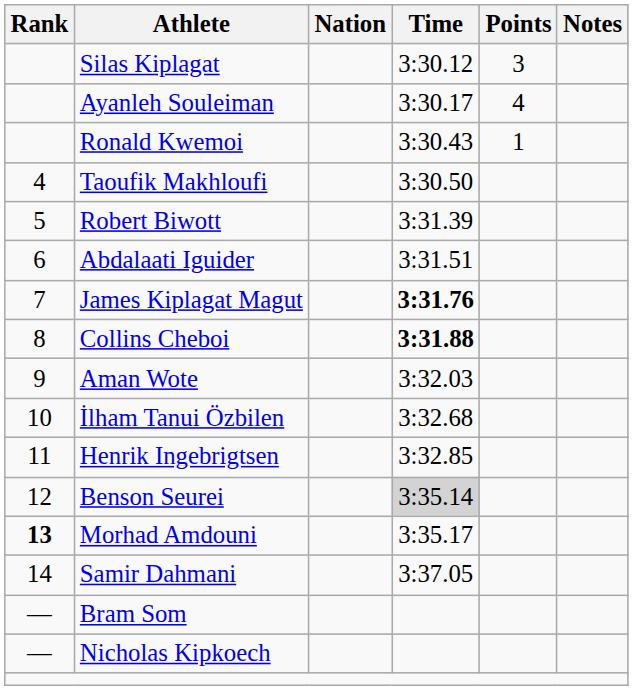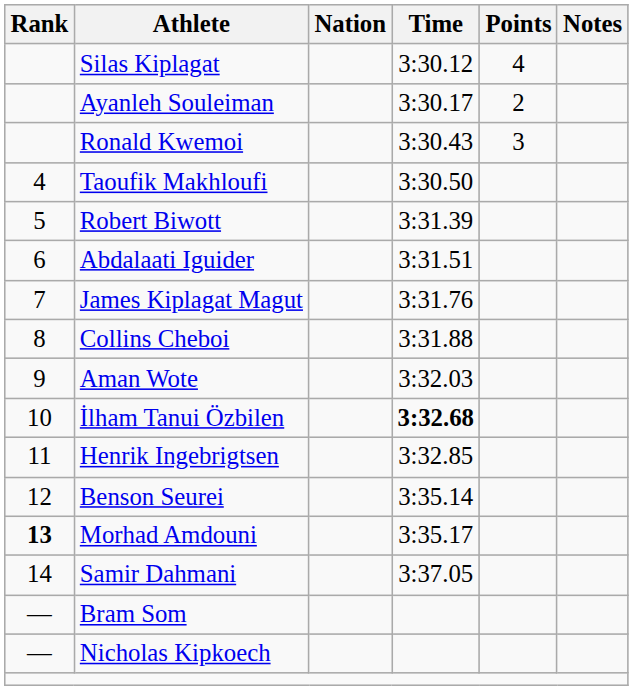(518, 63) 3 -> (518, 63) 4
(518, 102) 4 -> (518, 102) 2
(518, 142) 1 -> (518, 142) 3
(436, 299) bold -> (436, 299) normal
(436, 338) bold -> (436, 338) normal
(436, 417) normal -> (436, 417) bold
(436, 496) lightgrey background -> (436, 496) no background
